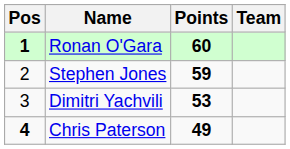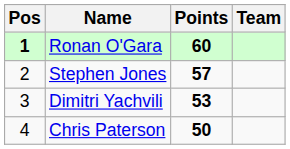(201, 74) 59 -> (201, 74) 57
(25, 130) bold -> (25, 130) normal
(201, 130) 49 -> (201, 130) 50
